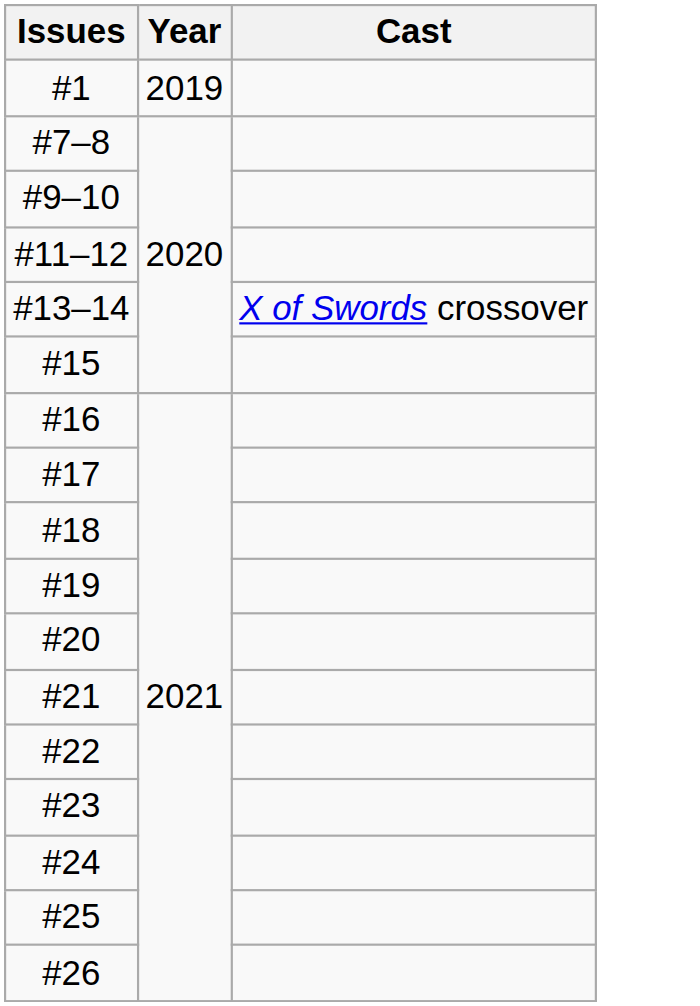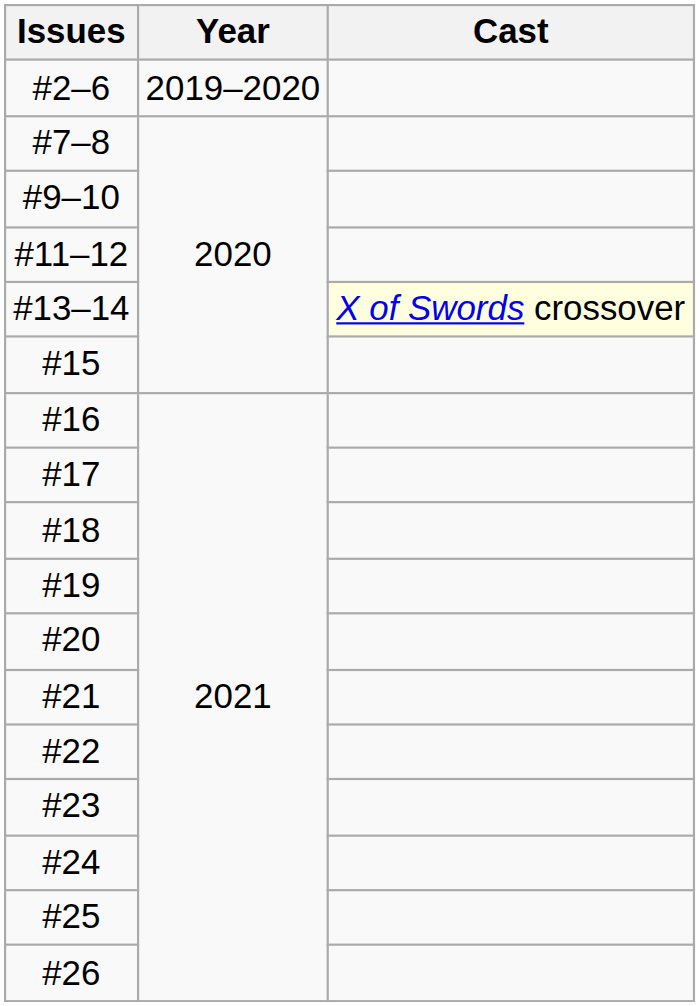- row: (71, 87)
+ row: (71, 87)
(414, 308) no background -> (511, 308) lightyellow background
